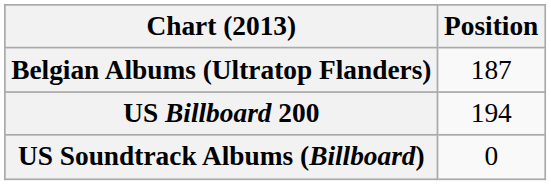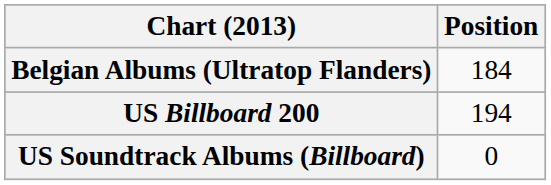(491, 69) 187 -> (491, 69) 184
